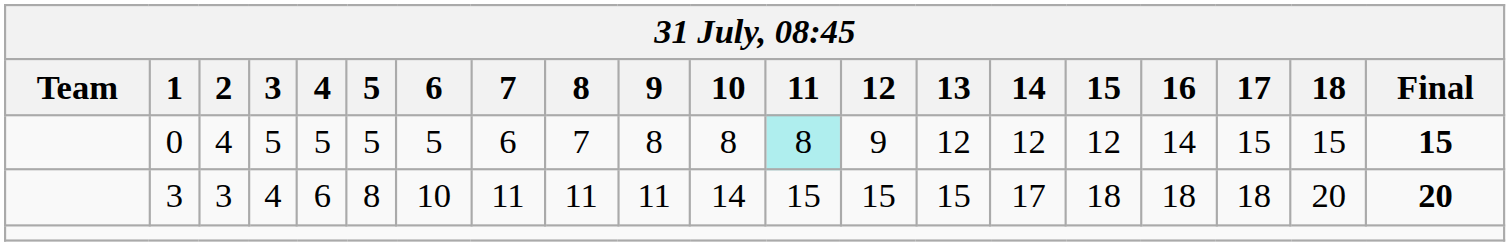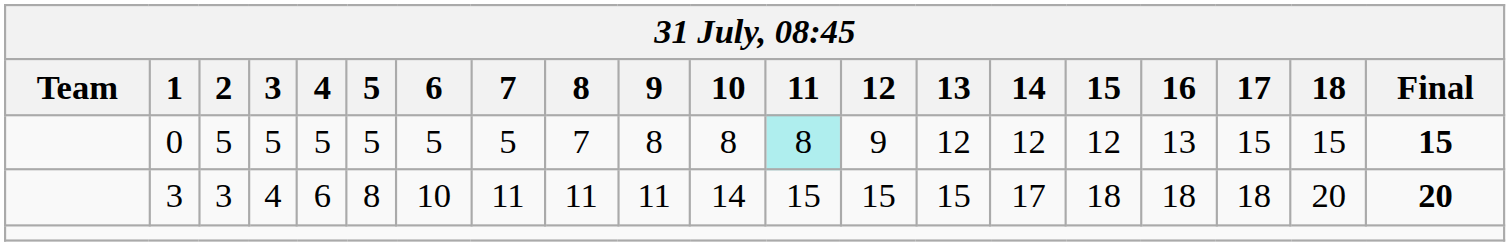(224, 141) 4 -> (224, 141) 5
(508, 141) 6 -> (508, 141) 5
(1179, 141) 14 -> (1179, 141) 13
